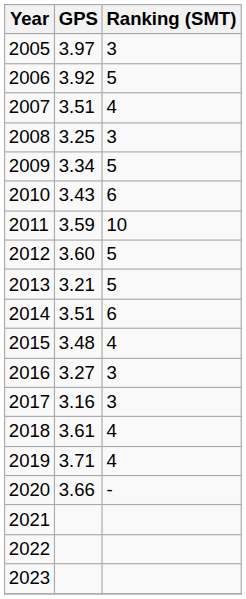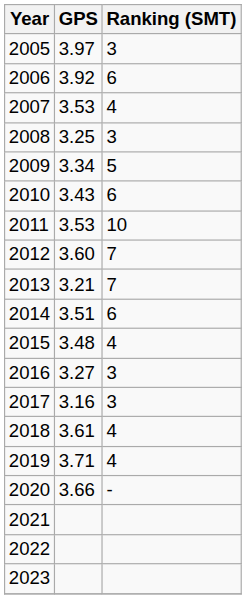(112, 78) 5 -> (112, 78) 6
(77, 107) 3.51 -> (77, 107) 3.53
(77, 225) 3.59 -> (77, 225) 3.53
(112, 254) 5 -> (112, 254) 7
(112, 284) 5 -> (112, 284) 7
